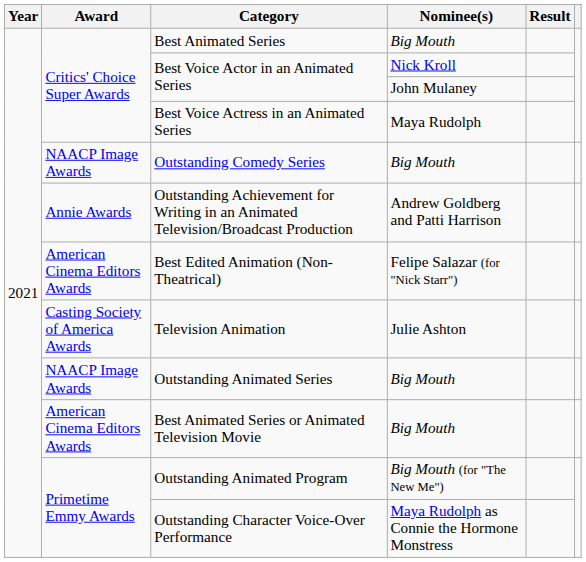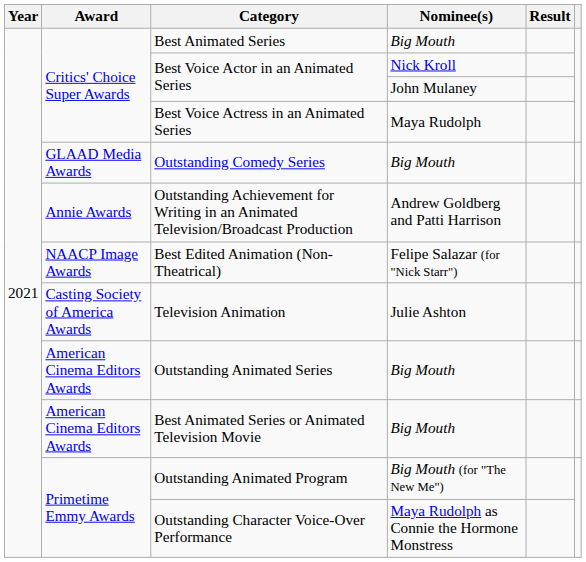(92, 162) NAACP Image Awards -> (93, 162) GLAAD Media Awards
(93, 270) American Cinema Editors Awards -> (92, 262) NAACP Image Awards
(92, 378) NAACP Image Awards -> (93, 370) American Cinema Editors Awards
